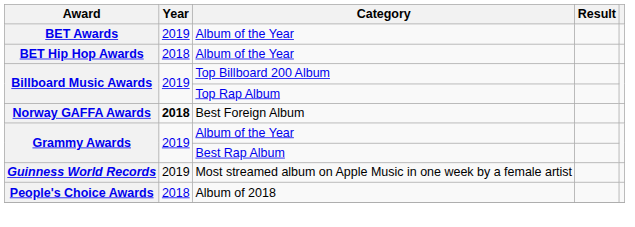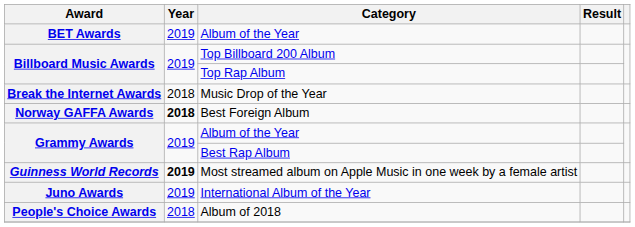- row: (82, 53)
+ row: (84, 93)
(176, 172) normal -> (181, 172) bold
+ row: (84, 192)
